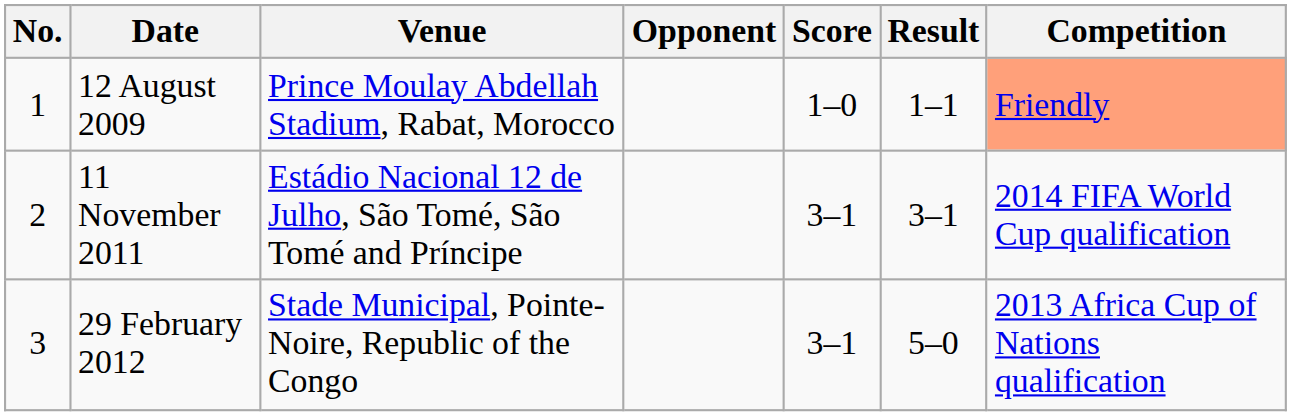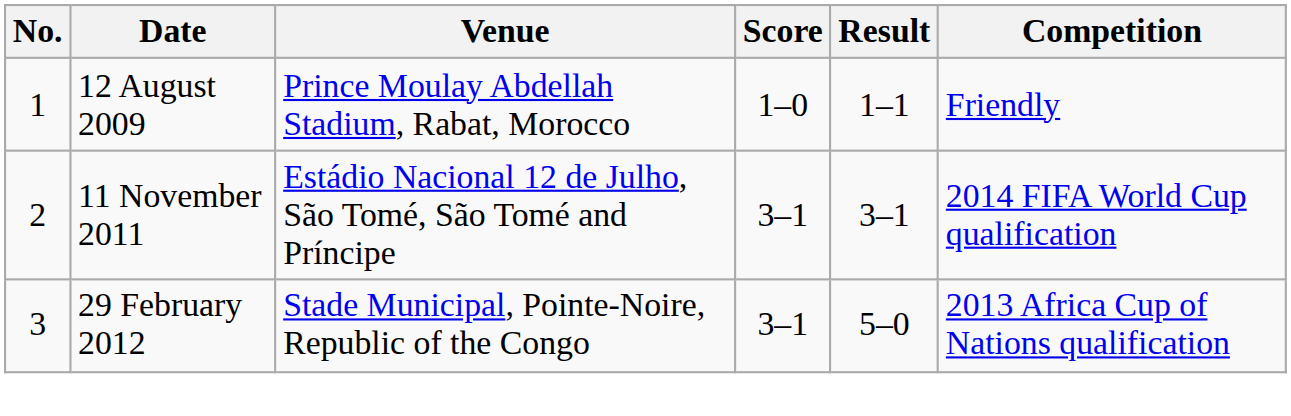- column: (704, 31)
(1052, 103) lightsalmon background -> (1003, 103) no background
